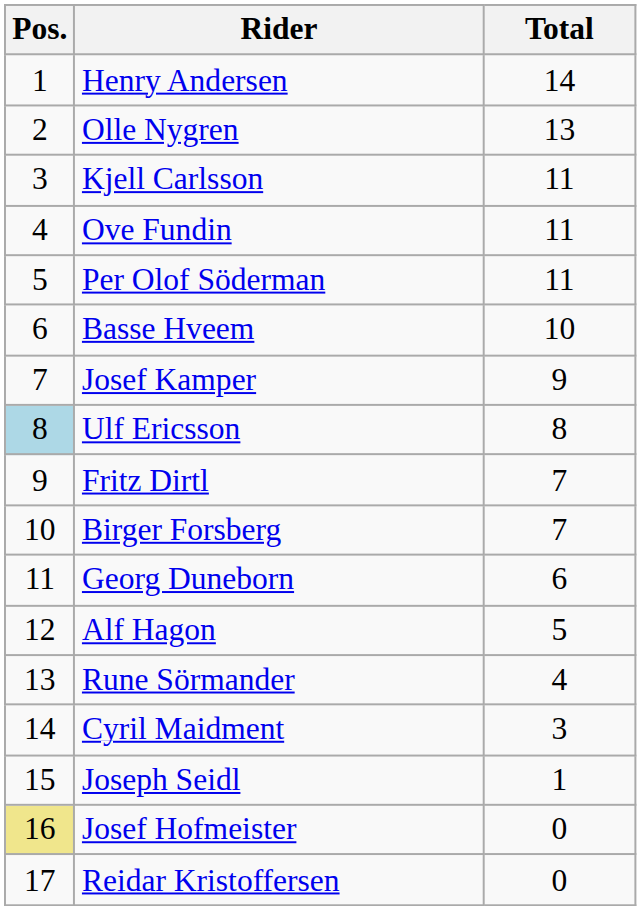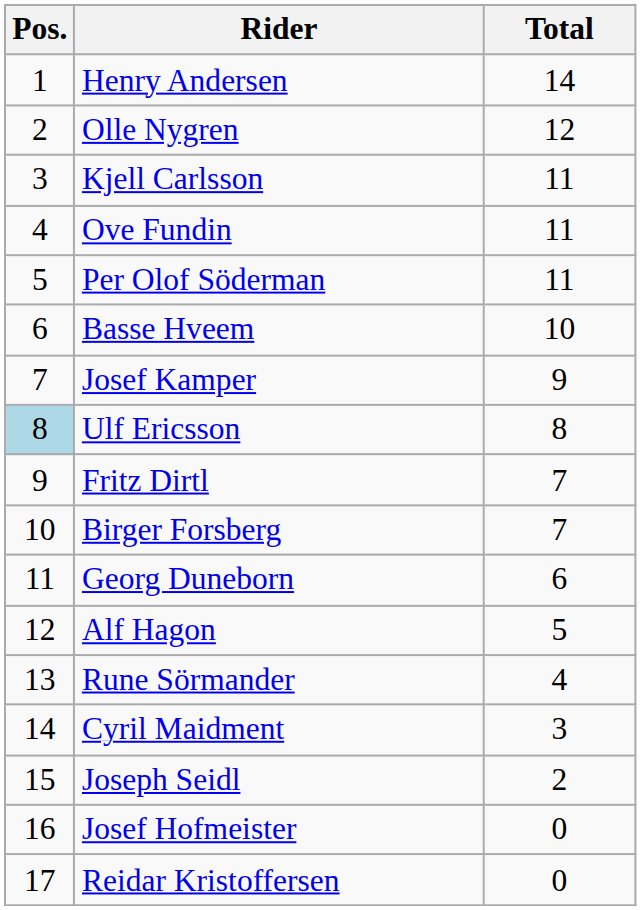(559, 129) 13 -> (559, 129) 12
(559, 779) 1 -> (559, 779) 2
(40, 829) khaki background -> (40, 829) no background
